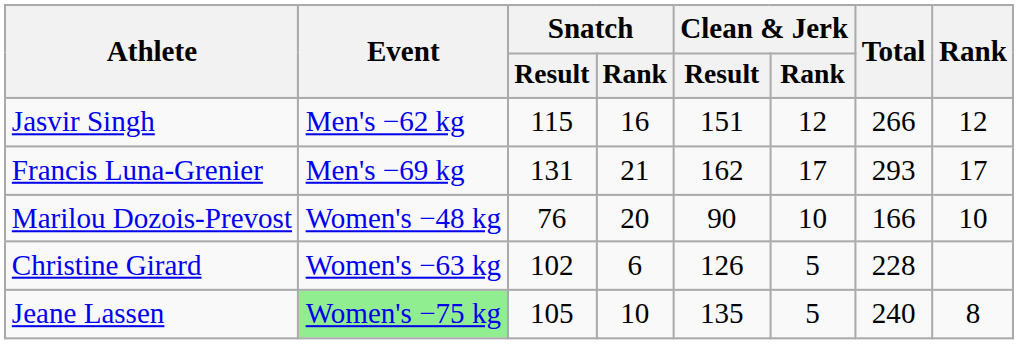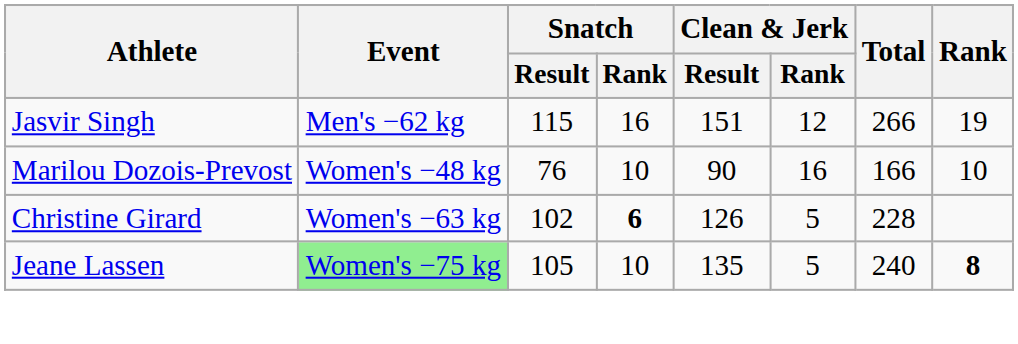(973, 122) 12 -> (973, 122) 19
- row: (137, 170)
(635, 218) 20 -> (635, 170) 10
(813, 218) 10 -> (813, 170) 16
(635, 266) normal -> (635, 218) bold
(973, 314) normal -> (973, 266) bold
